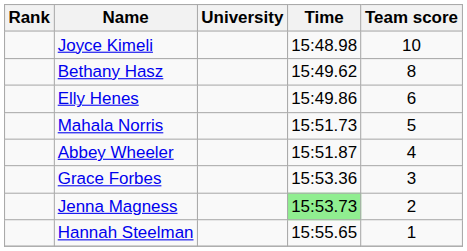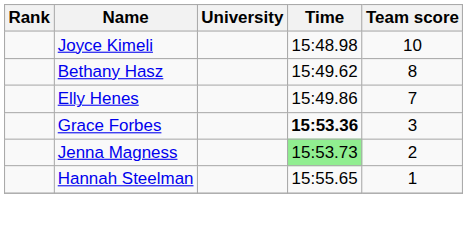(412, 98) 6 -> (412, 98) 7
- row: (111, 125)
- row: (116, 152)
(324, 179) normal -> (325, 125) bold
